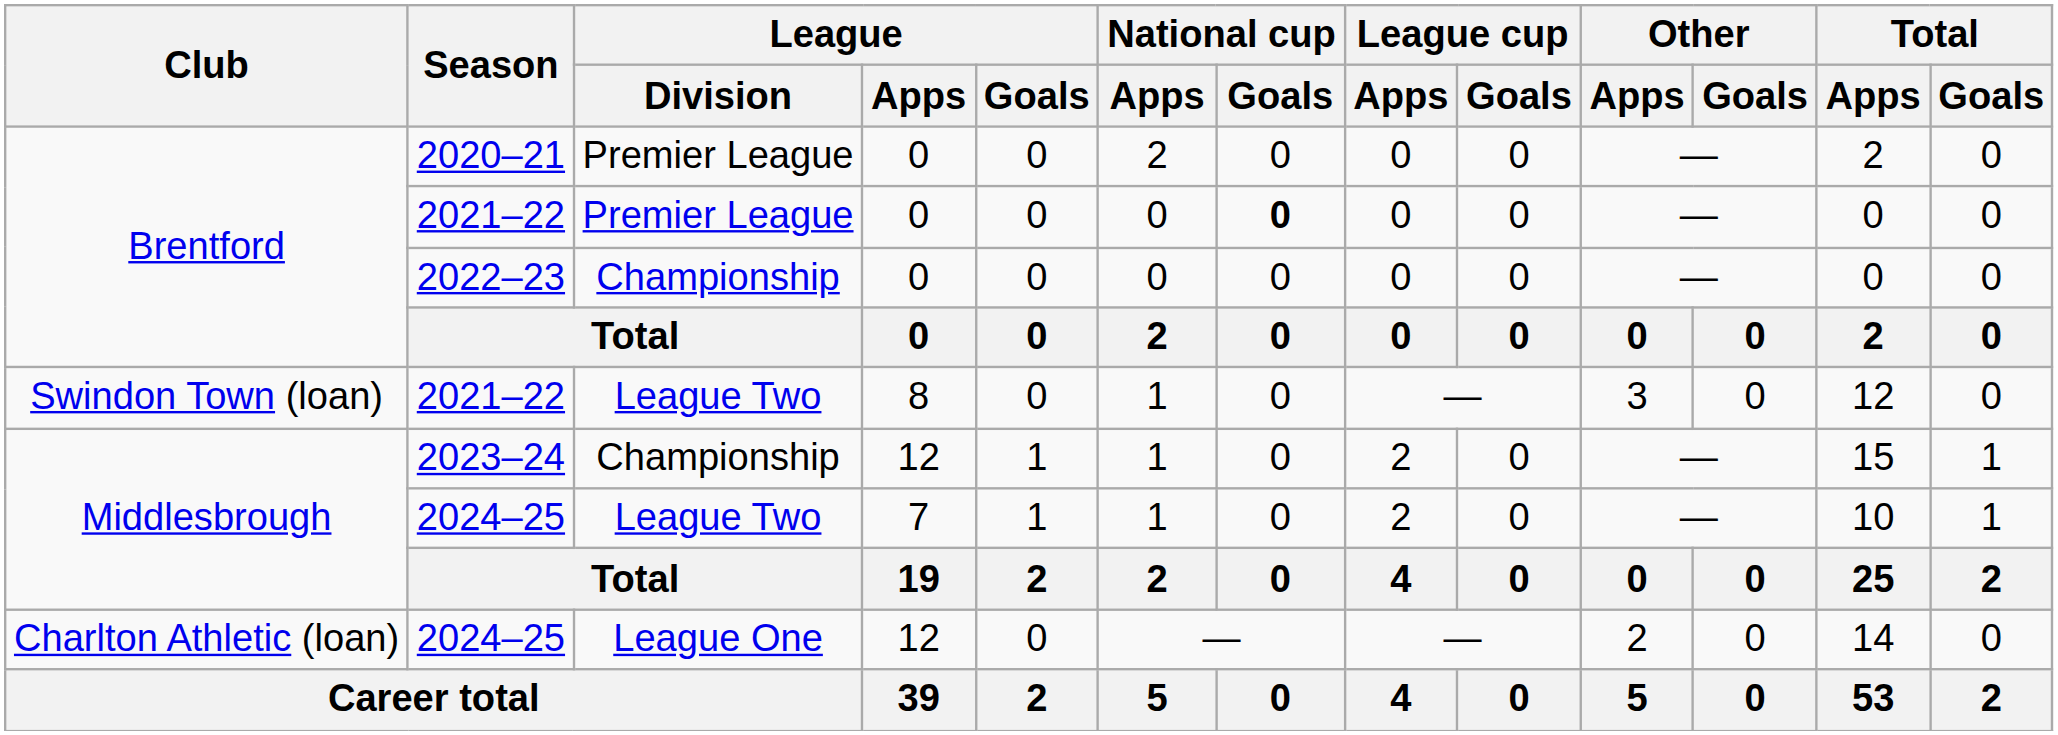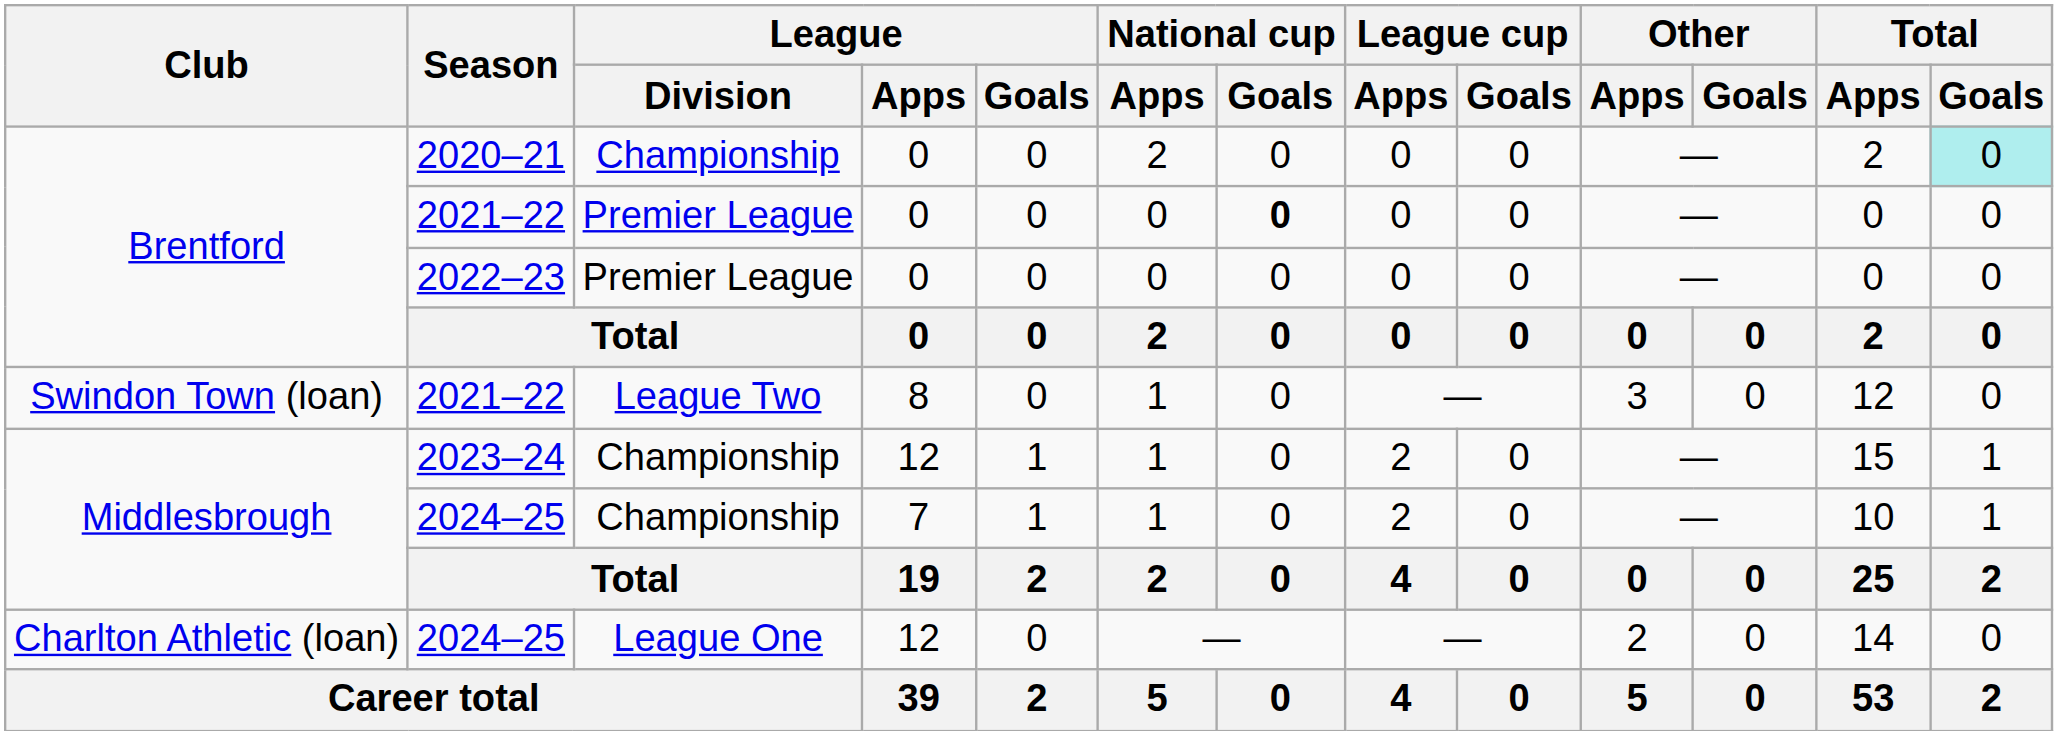(718, 155) Premier League -> (718, 155) Championship
(1991, 155) no background -> (1991, 155) paleturquoise background
(718, 276) Championship -> (718, 276) Premier League
(718, 517) League Two -> (718, 517) Championship
